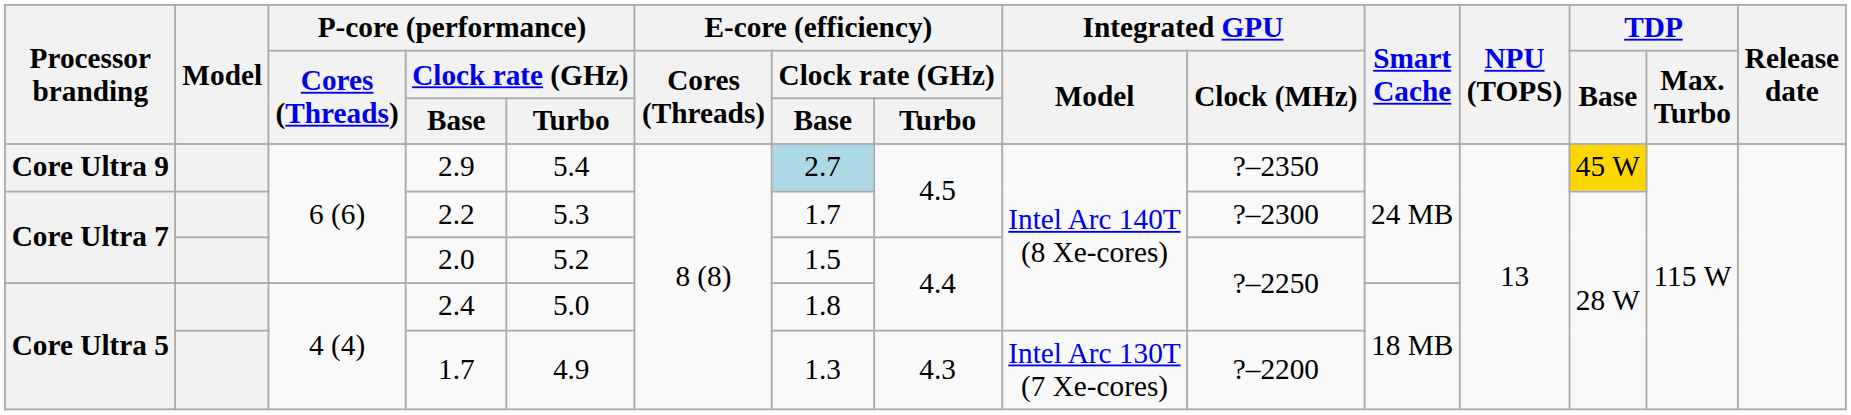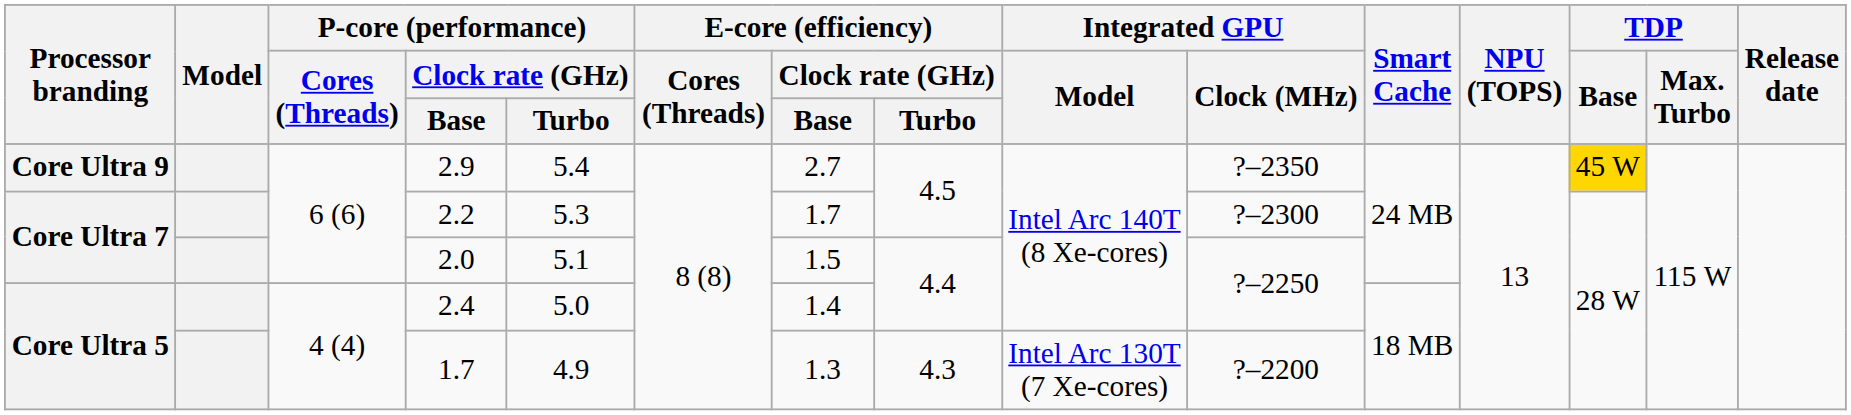(823, 167) lightblue background -> (823, 167) no background
(571, 259) 5.2 -> (571, 259) 5.1
(823, 306) 1.8 -> (823, 306) 1.4
